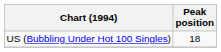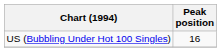(195, 39) 18 -> (195, 39) 16
